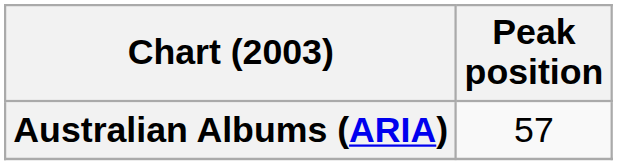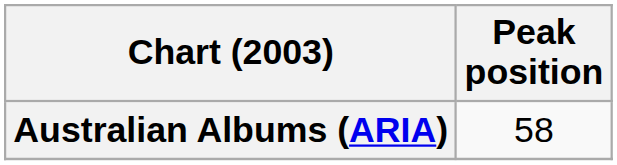(534, 129) 57 -> (534, 129) 58
